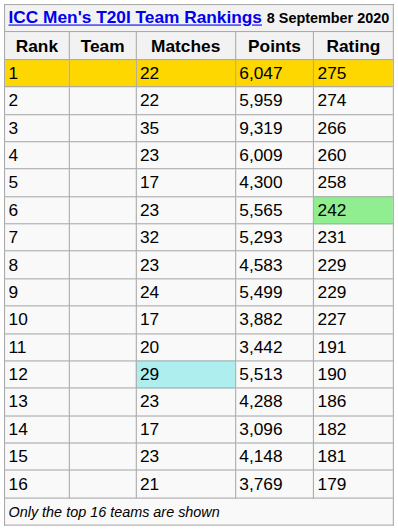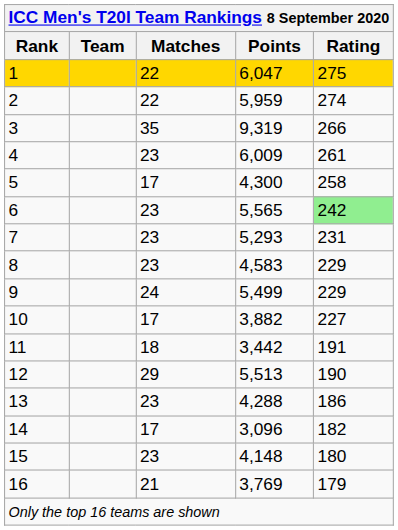(332, 155) 260 -> (332, 155) 261
(150, 237) 32 -> (150, 237) 23
(150, 347) 20 -> (150, 347) 18
(150, 374) paleturquoise background -> (150, 374) no background
(332, 456) 181 -> (332, 456) 180
